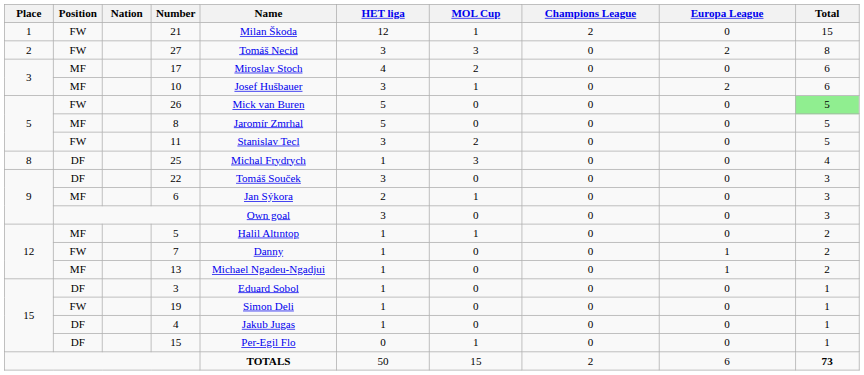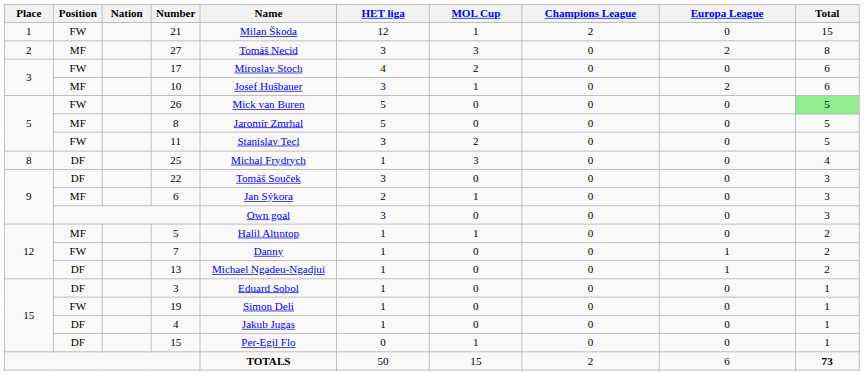(78, 50) FW -> (78, 50) MF
(78, 68) MF -> (78, 68) FW
(78, 269) MF -> (78, 269) DF
